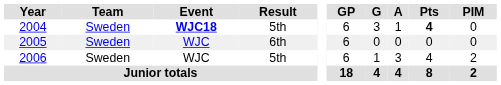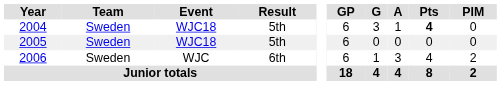(196, 27) bold -> (196, 27) normal
(196, 42) WJC -> (196, 42) WJC18
(278, 42) 6th -> (277, 42) 5th
(278, 58) 5th -> (277, 58) 6th
